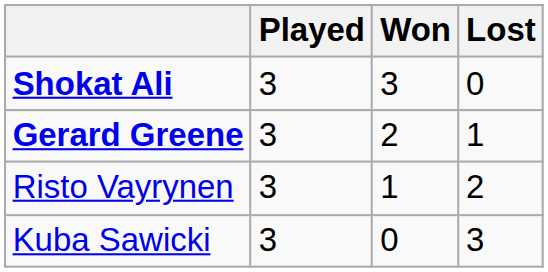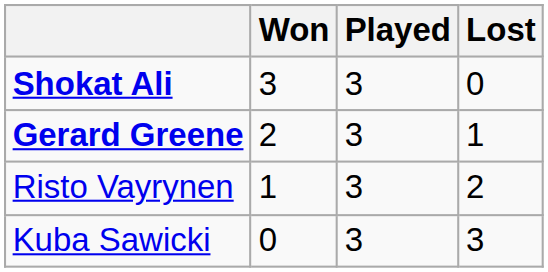columns swapped: (312, 30) <-> (416, 30)
